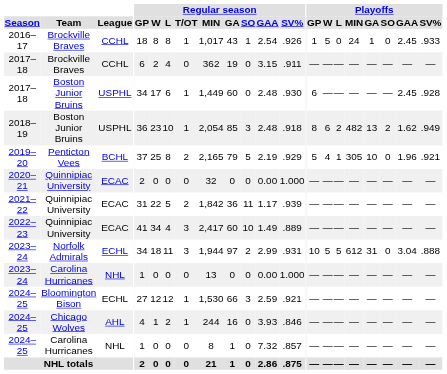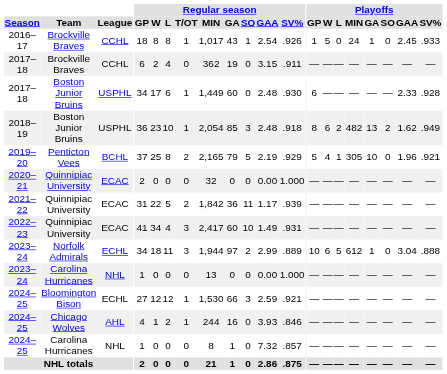(407, 93) 2.45 -> (407, 93) 2.33
(292, 228) .889 -> (292, 228) .931
(292, 251) .931 -> (292, 251) .889
(328, 251) 5 -> (328, 251) 6
(372, 251) 31 -> (372, 251) 1
